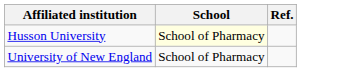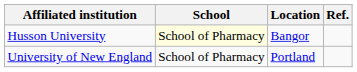+ column: (295, 14)
